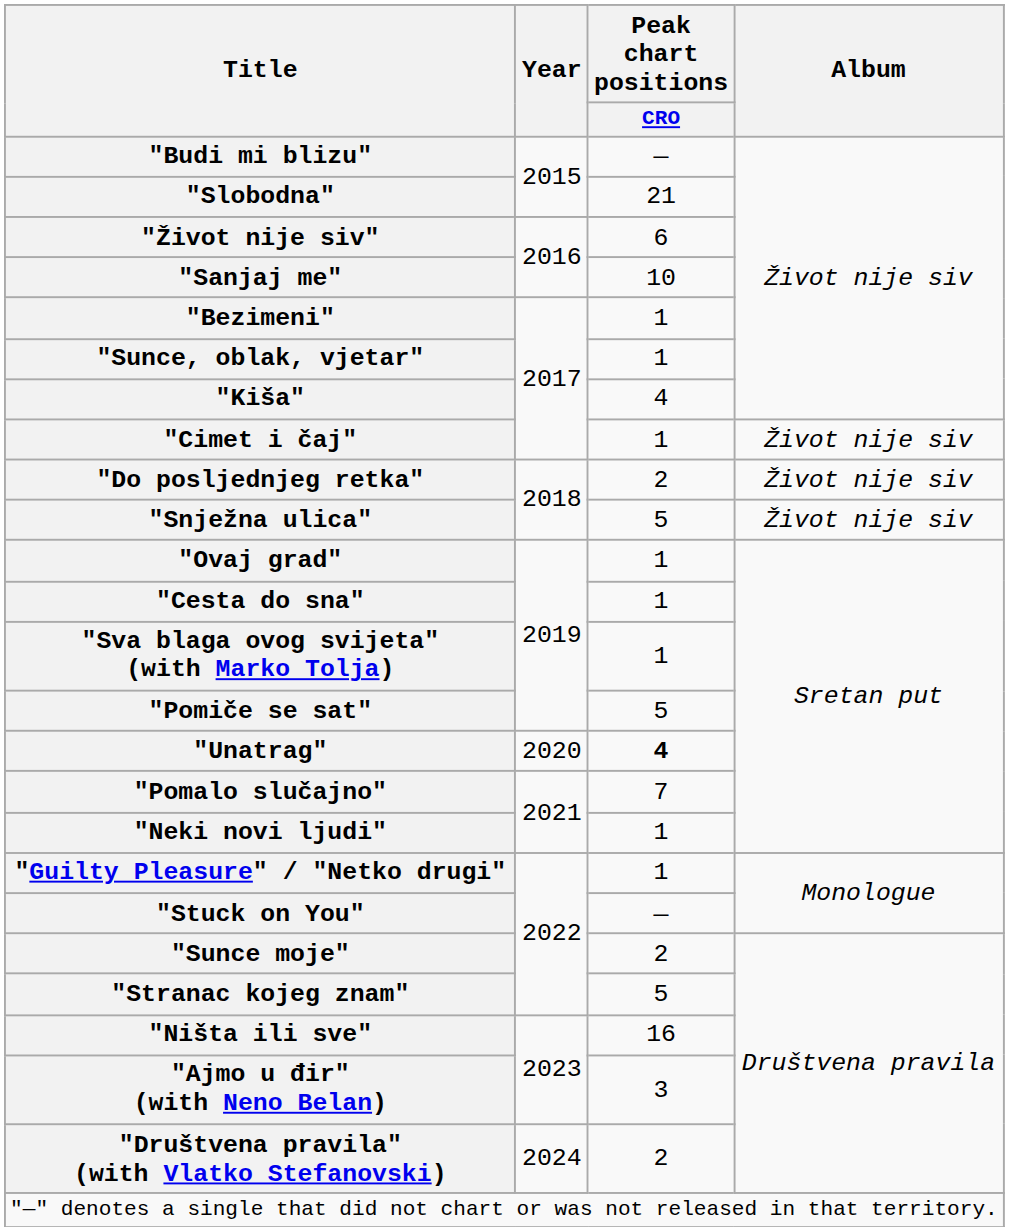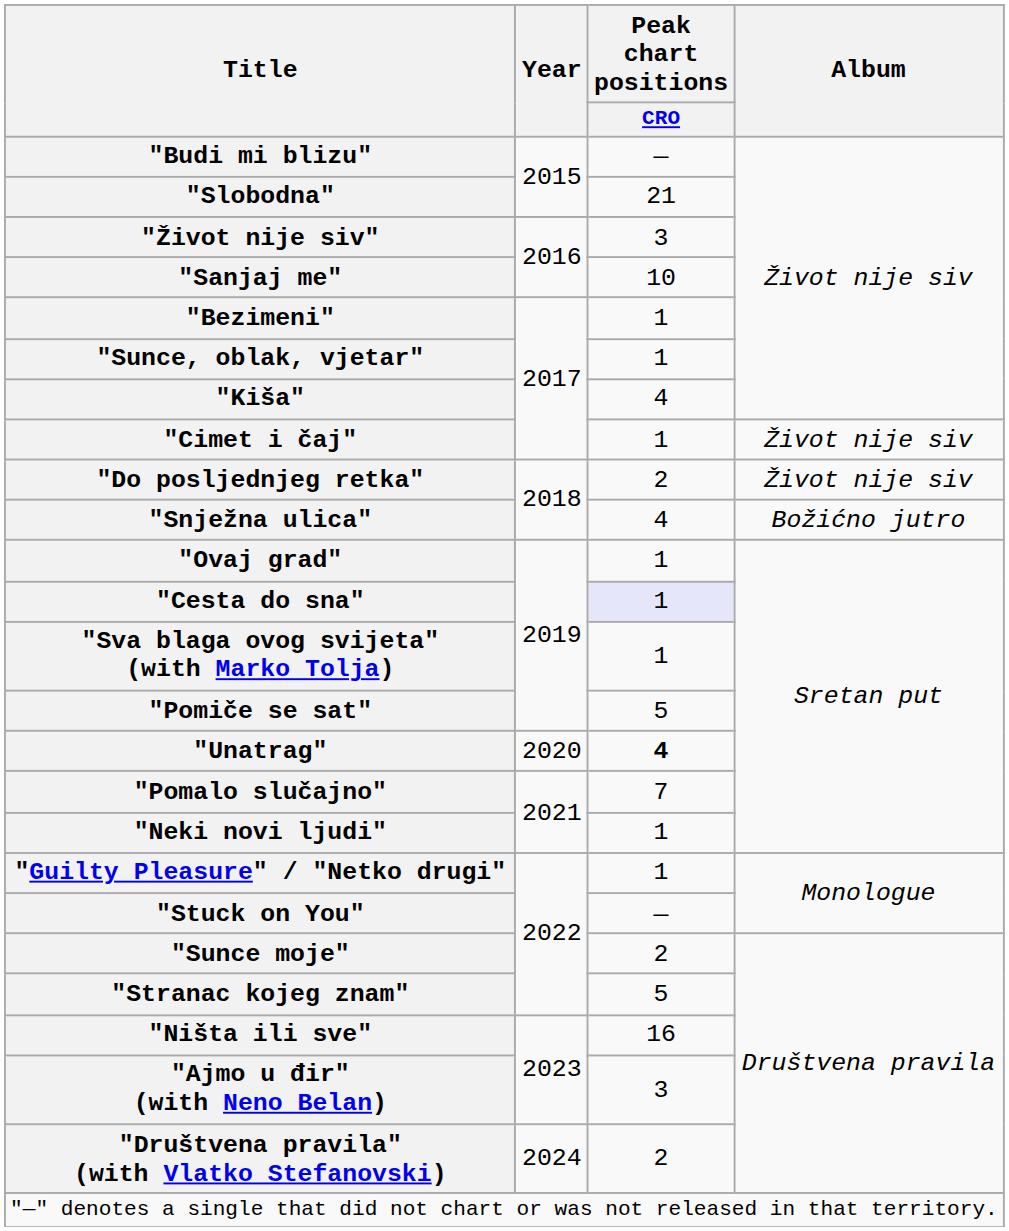(661, 237) 6 -> (661, 237) 3
(661, 520) 5 -> (661, 520) 4
(868, 520) Život nije siv -> (868, 520) Božićno jutro
(661, 601) no background -> (661, 601) lavender background
